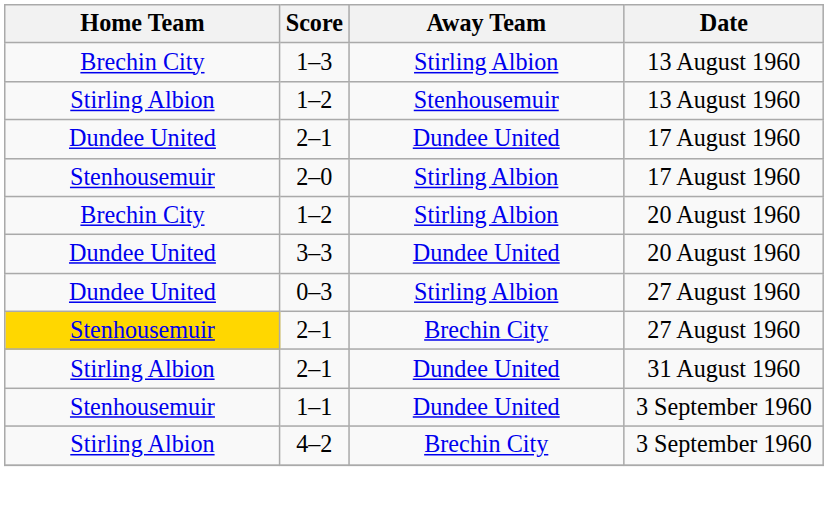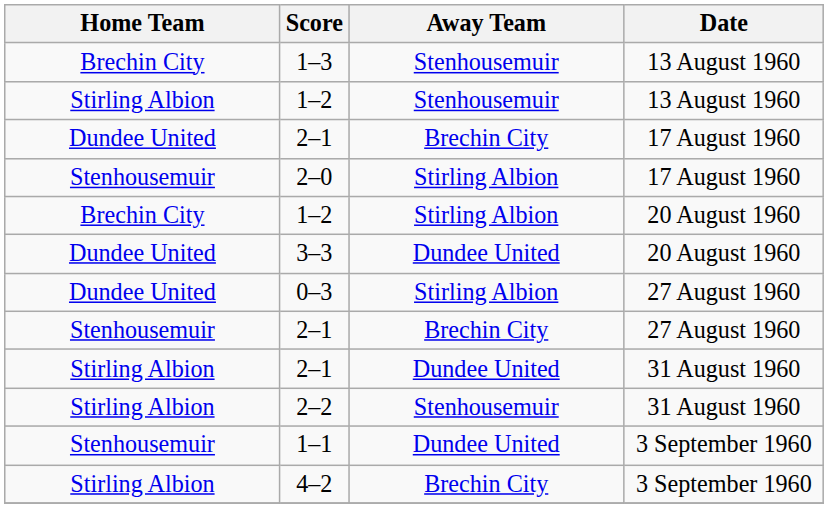(486, 61) Stirling Albion -> (486, 61) Stenhousemuir
(486, 138) Dundee United -> (486, 138) Brechin City
(142, 330) gold background -> (142, 330) no background
+ row: (314, 406)
